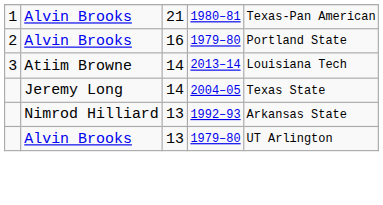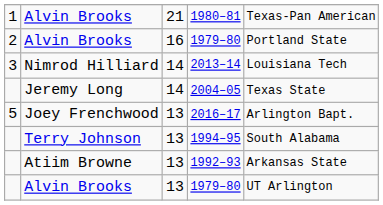(78, 65) Atiim Browne -> (92, 65) Nimrod Hilliard
+ row: (13, 114)
+ row: (13, 139)
(92, 114) Nimrod Hilliard -> (78, 163) Atiim Browne
